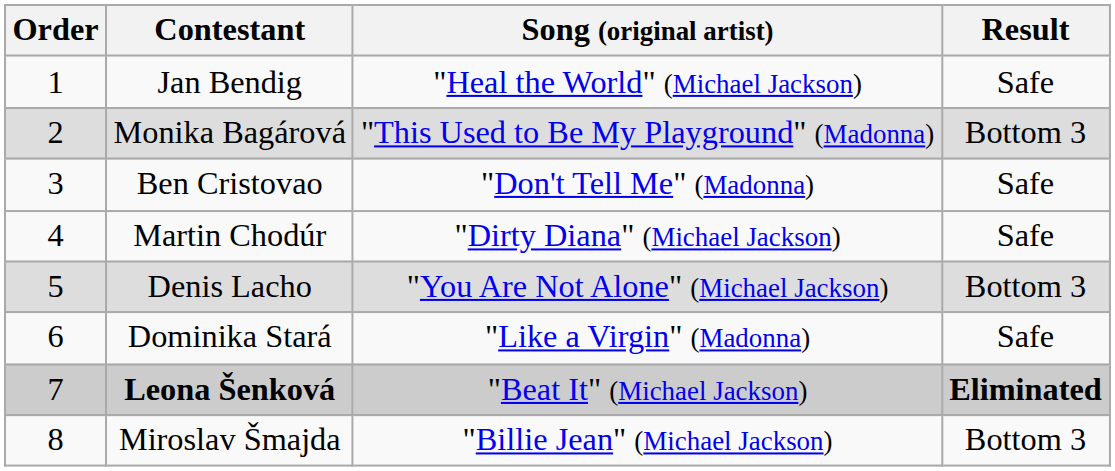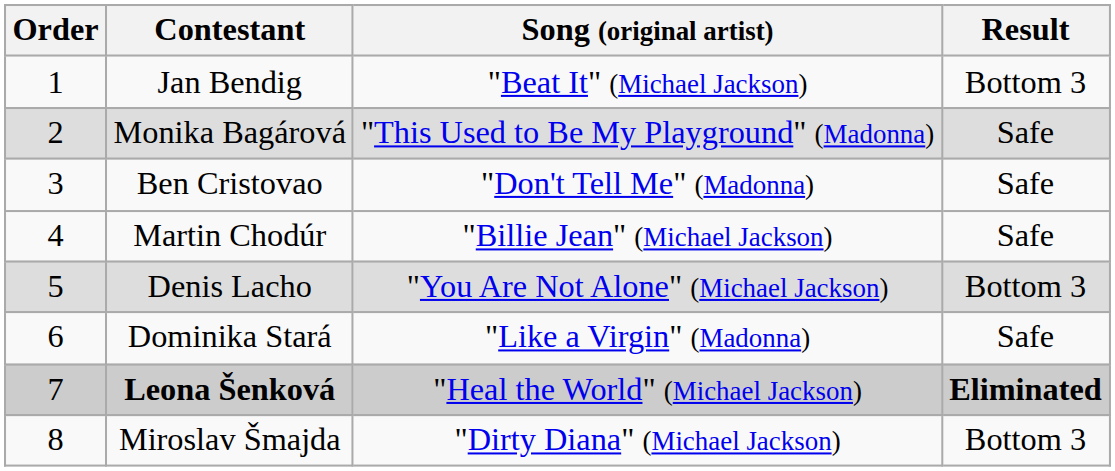(648, 81) "Heal the World" (Michael Jackson) -> (648, 81) "Beat It" (Michael Jackson)
(1025, 81) Safe -> (1025, 81) Bottom 3
(1025, 132) Bottom 3 -> (1025, 132) Safe
(648, 235) "Dirty Diana" (Michael Jackson) -> (648, 235) "Billie Jean" (Michael Jackson)
(648, 388) "Beat It" (Michael Jackson) -> (648, 388) "Heal the World" (Michael Jackson)
(648, 440) "Billie Jean" (Michael Jackson) -> (648, 440) "Dirty Diana" (Michael Jackson)
